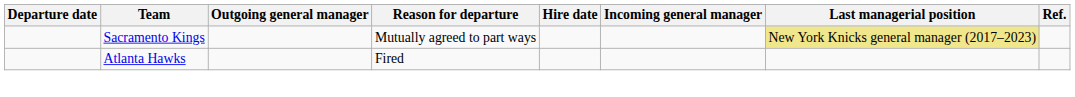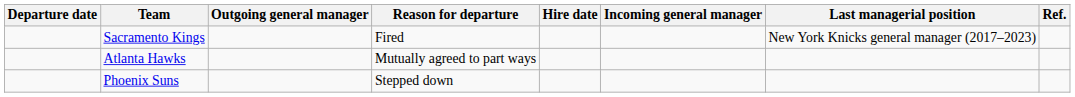(456, 37) Mutually agreed to part ways -> (389, 37) Fired
(902, 37) khaki background -> (902, 37) no background
(389, 59) Fired -> (456, 59) Mutually agreed to part ways
+ row: (141, 80)
